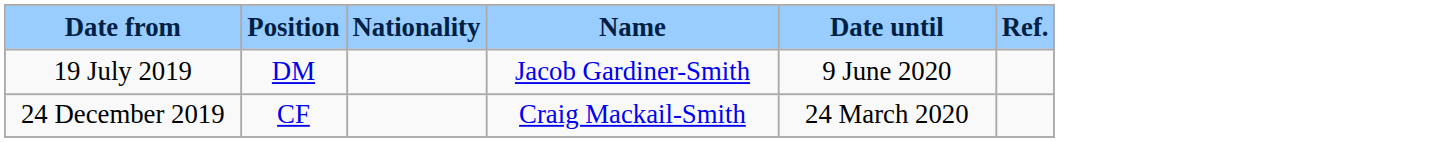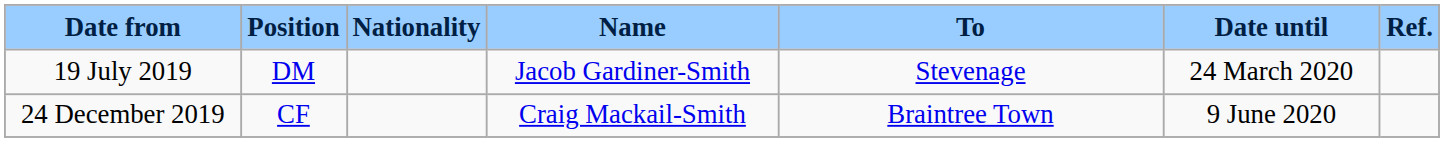+ column: (971, 26)
(887, 71) 9 June 2020 -> (1271, 71) 24 March 2020
(887, 115) 24 March 2020 -> (1271, 115) 9 June 2020
